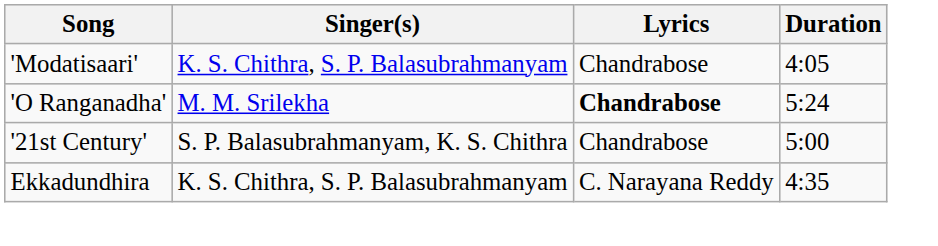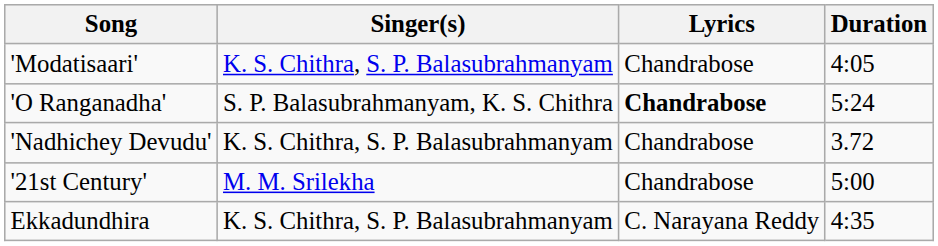(253, 102) M. M. Srilekha -> (418, 102) S. P. Balasubrahmanyam, K. S. Chithra
+ row: (111, 142)
(373, 142) S. P. Balasubrahmanyam, K. S. Chithra -> (299, 181) M. M. Srilekha
